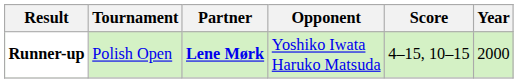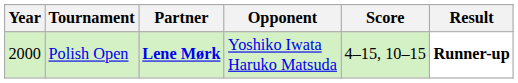columns swapped: (493, 18) <-> (46, 18)
